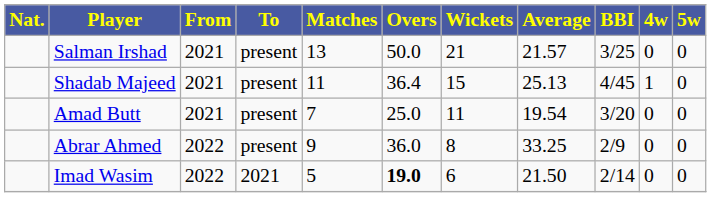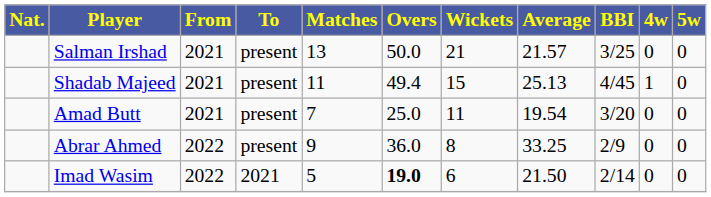(404, 82) 36.4 -> (404, 82) 49.4
